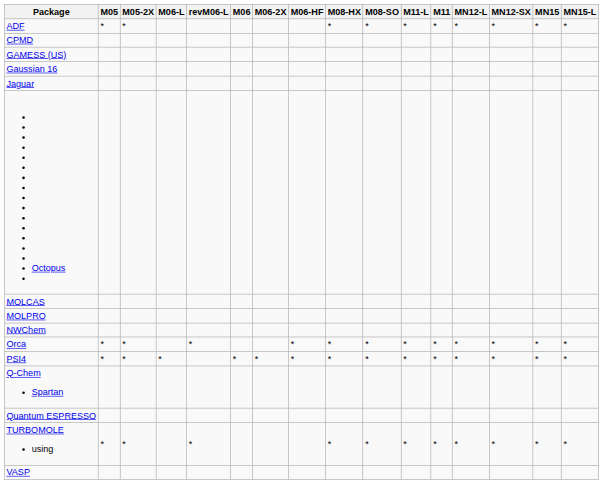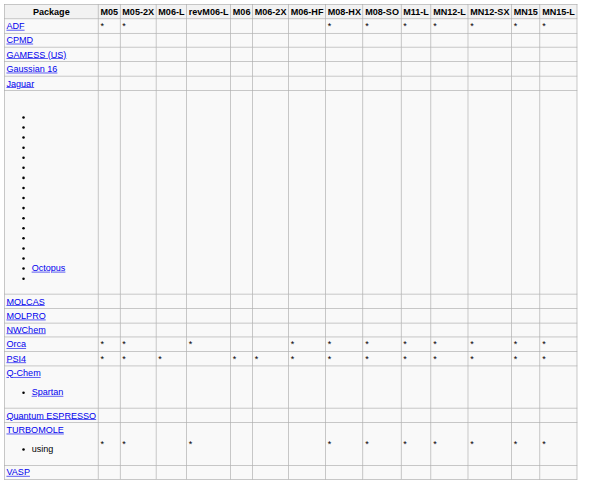- column: (442, 12)
